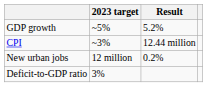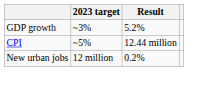(101, 27) ~5% -> (82, 27) ~3%
(101, 43) ~3% -> (82, 43) ~5%
- row: (47, 74)
